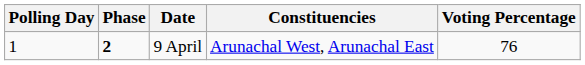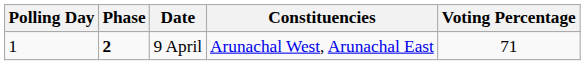(509, 45) 76 -> (509, 45) 71
